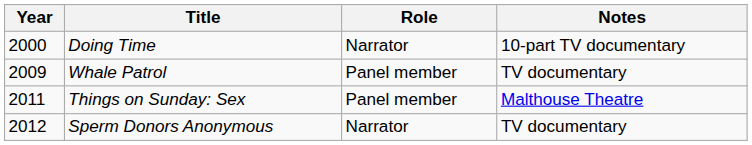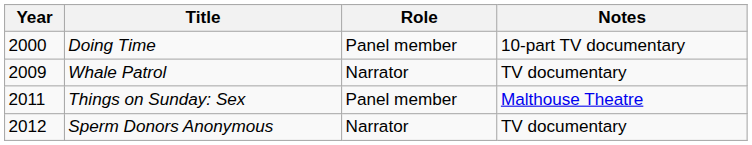(377, 45) Narrator -> (401, 45) Panel member
(401, 72) Panel member -> (377, 72) Narrator
